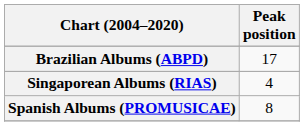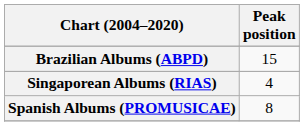(269, 58) 17 -> (269, 58) 15
